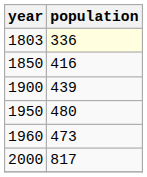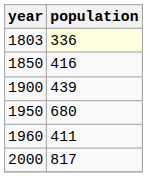(64, 112) 480 -> (64, 112) 680
(64, 136) 473 -> (64, 136) 411
